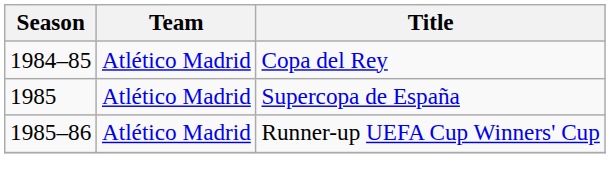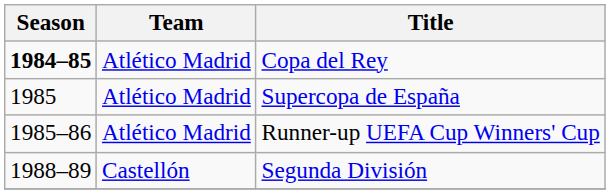(51, 59) normal -> (51, 59) bold
+ row: (344, 170)
